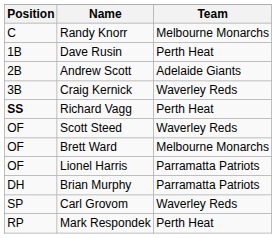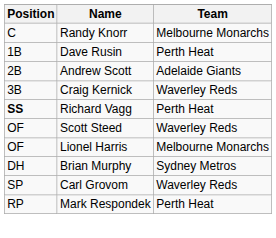- row: (88, 147)
(208, 166) Parramatta Patriots -> (213, 147) Melbourne Monarchs
(208, 185) Parramatta Patriots -> (196, 166) Sydney Metros
